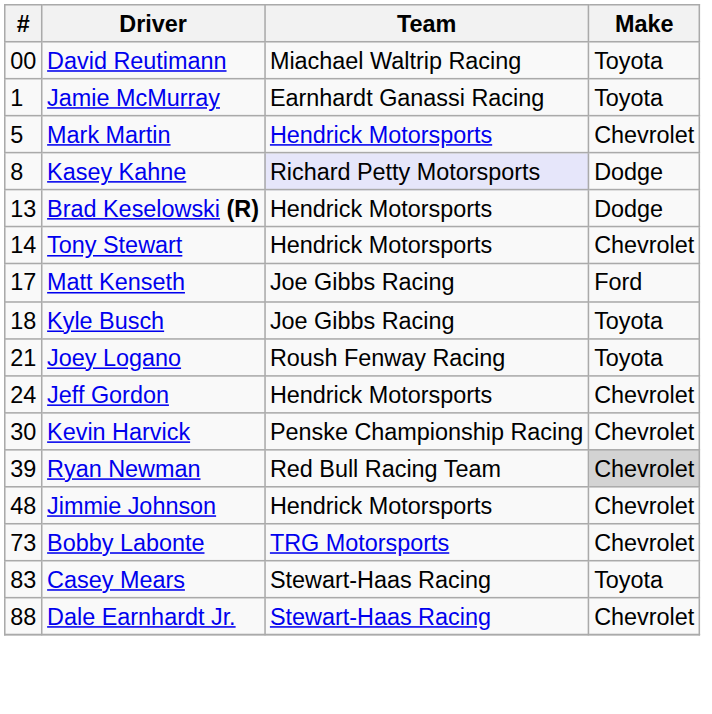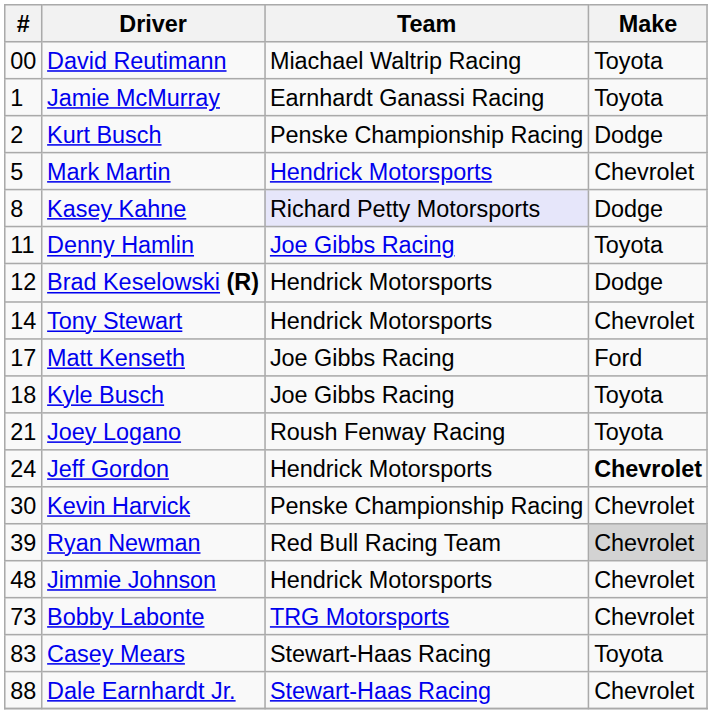+ row: (104, 135)
+ row: (121, 246)
(23, 209) 13 -> (23, 283) 12
(644, 394) normal -> (648, 468) bold
